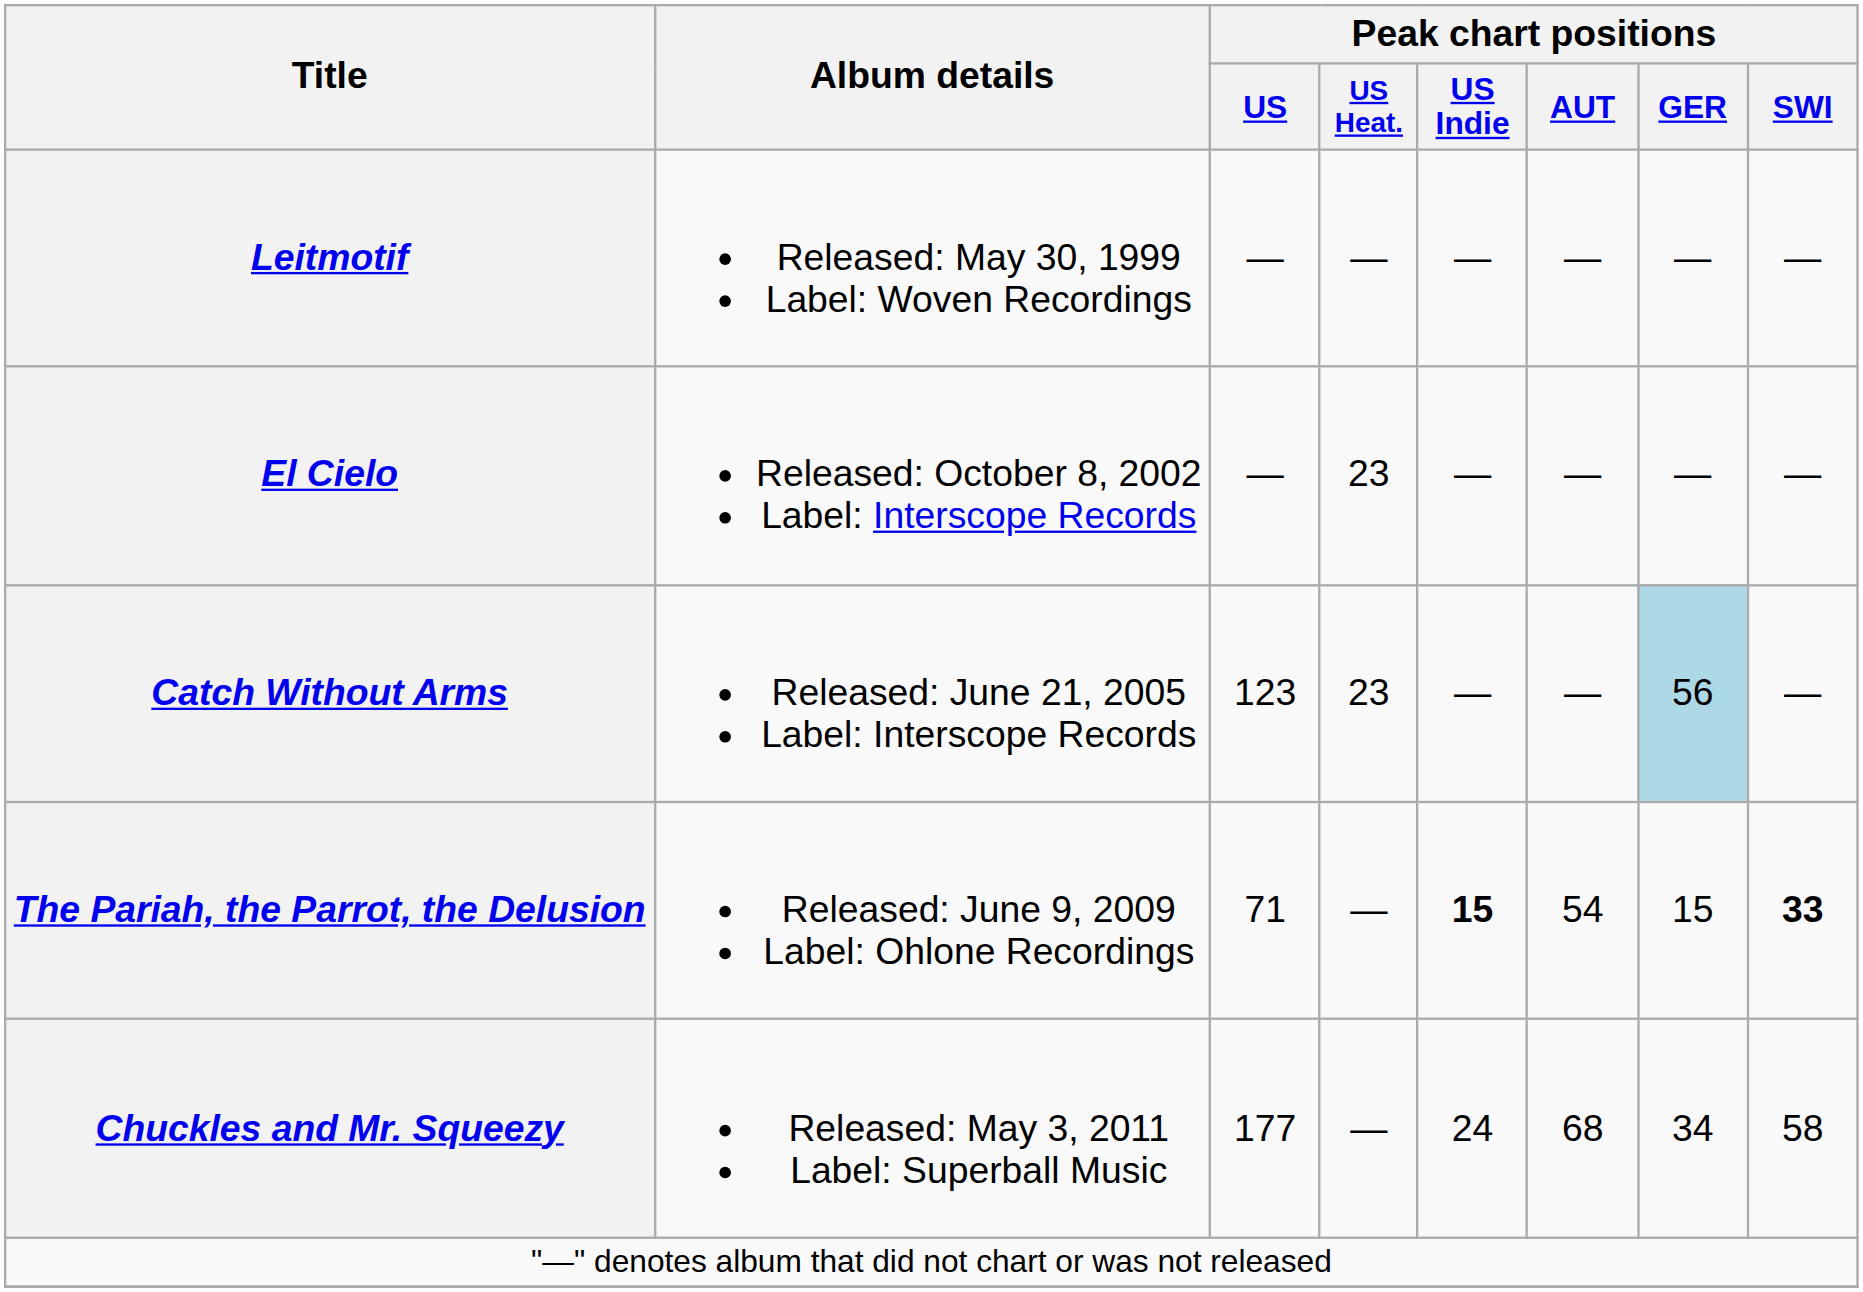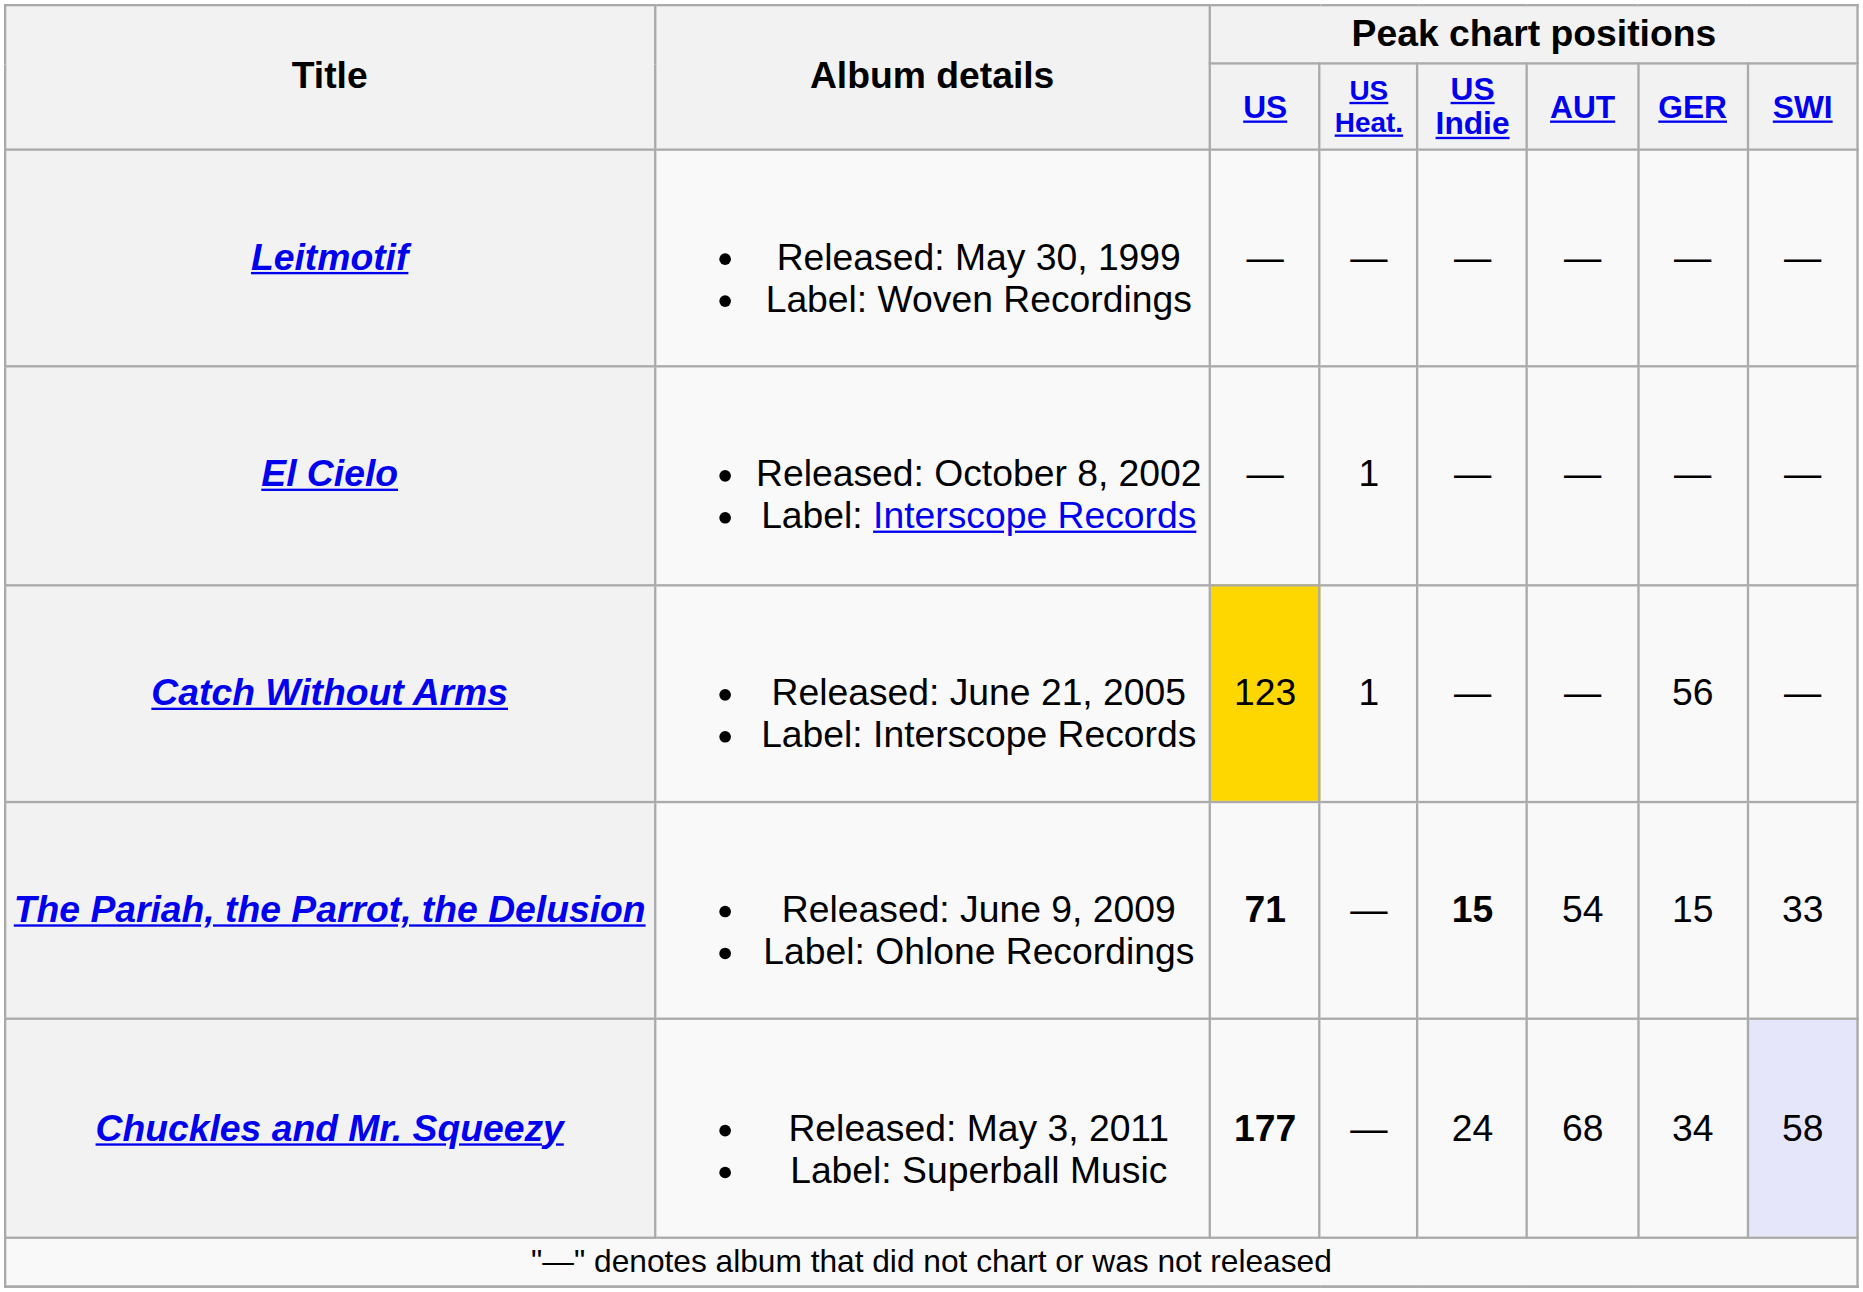(1369, 474) 23 -> (1369, 474) 1
(1265, 692) no background -> (1265, 692) gold background
(1369, 692) 23 -> (1369, 692) 1
(1693, 692) lightblue background -> (1693, 692) no background
(1265, 909) normal -> (1265, 909) bold
(1803, 909) bold -> (1803, 909) normal
(1265, 1127) normal -> (1265, 1127) bold
(1803, 1127) no background -> (1803, 1127) lavender background
